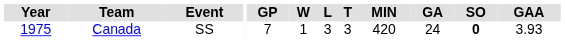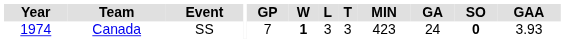(36, 30) 1975 -> (36, 30) 1974
(303, 30) normal -> (303, 30) bold
(384, 30) 420 -> (384, 30) 423
